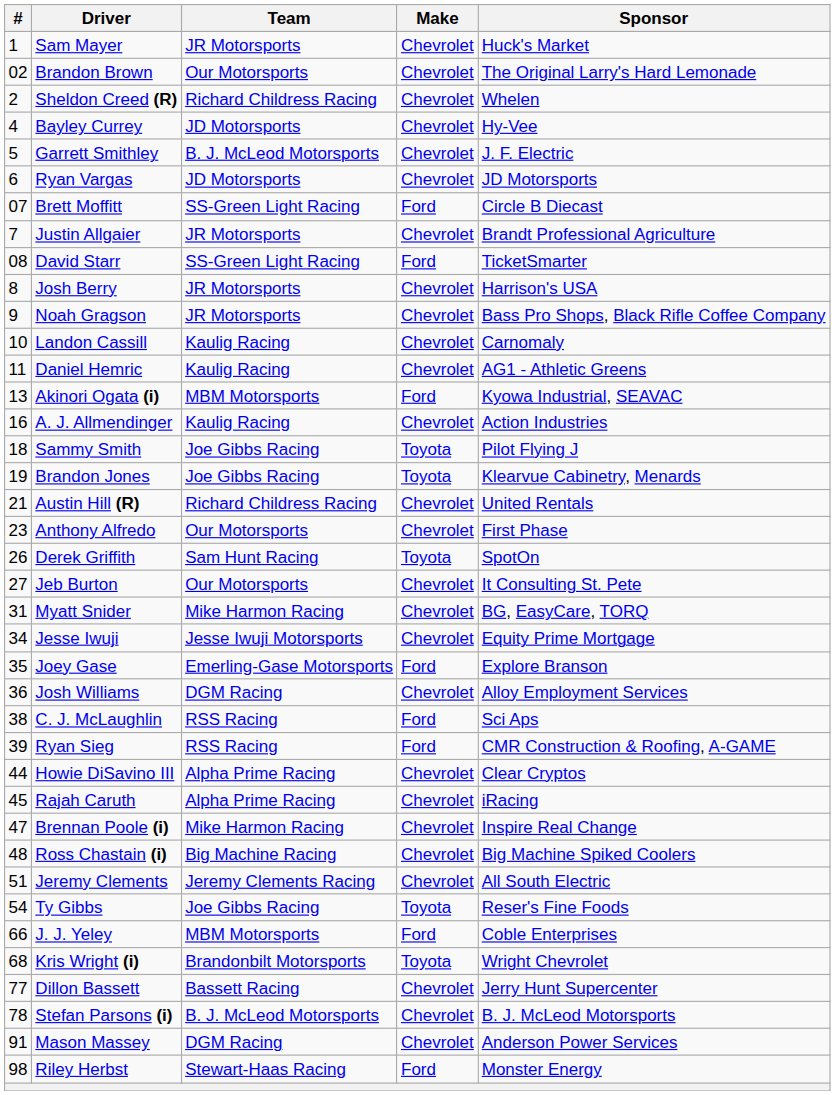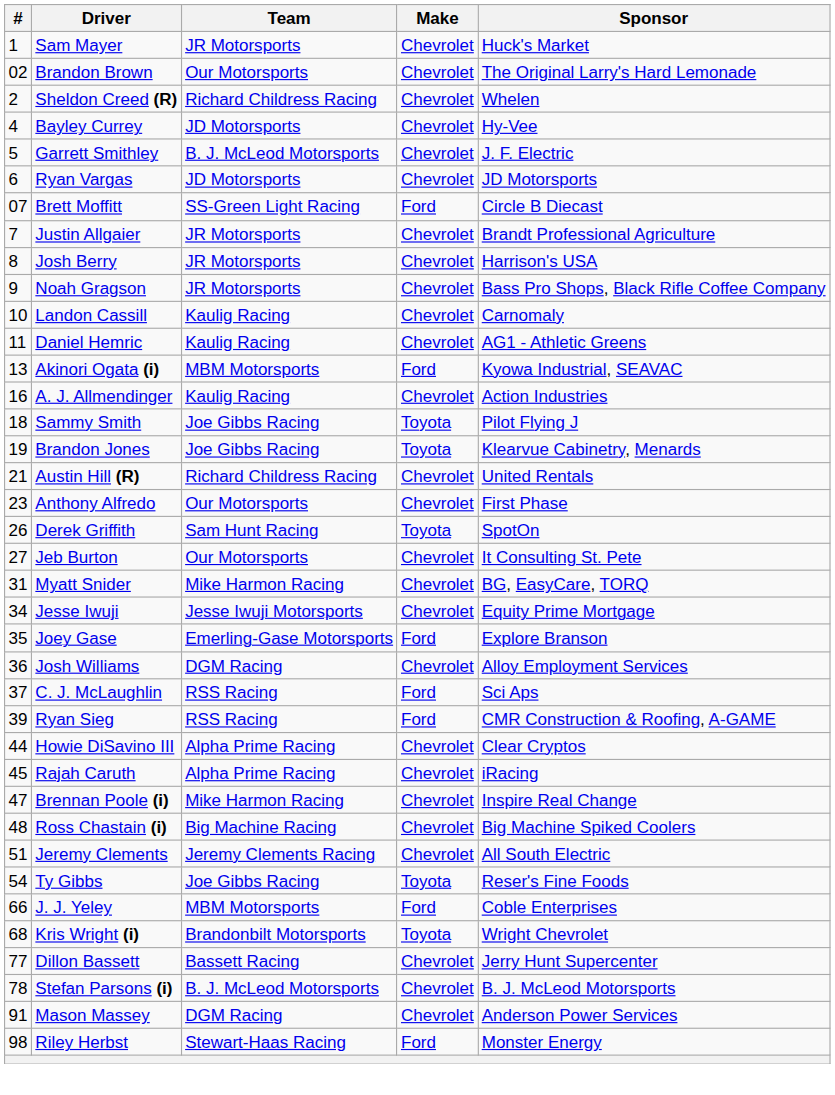- row: (78, 261)
(18, 719) 38 -> (18, 692) 37
